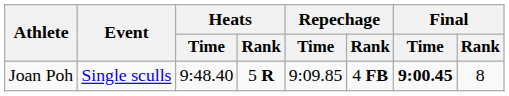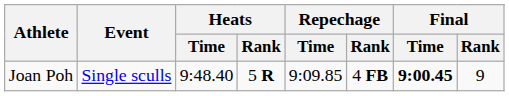(480, 76) 8 -> (480, 76) 9
